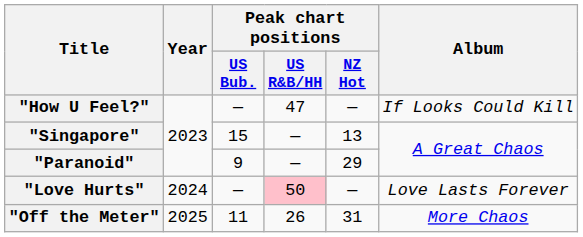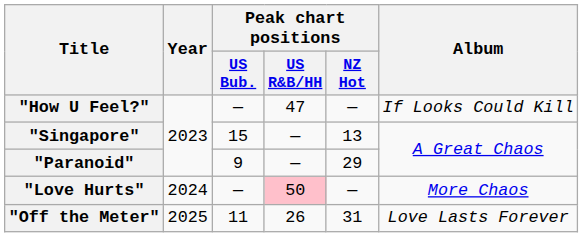(478, 190) Love Lasts Forever -> (478, 190) More Chaos
(478, 218) More Chaos -> (478, 218) Love Lasts Forever
